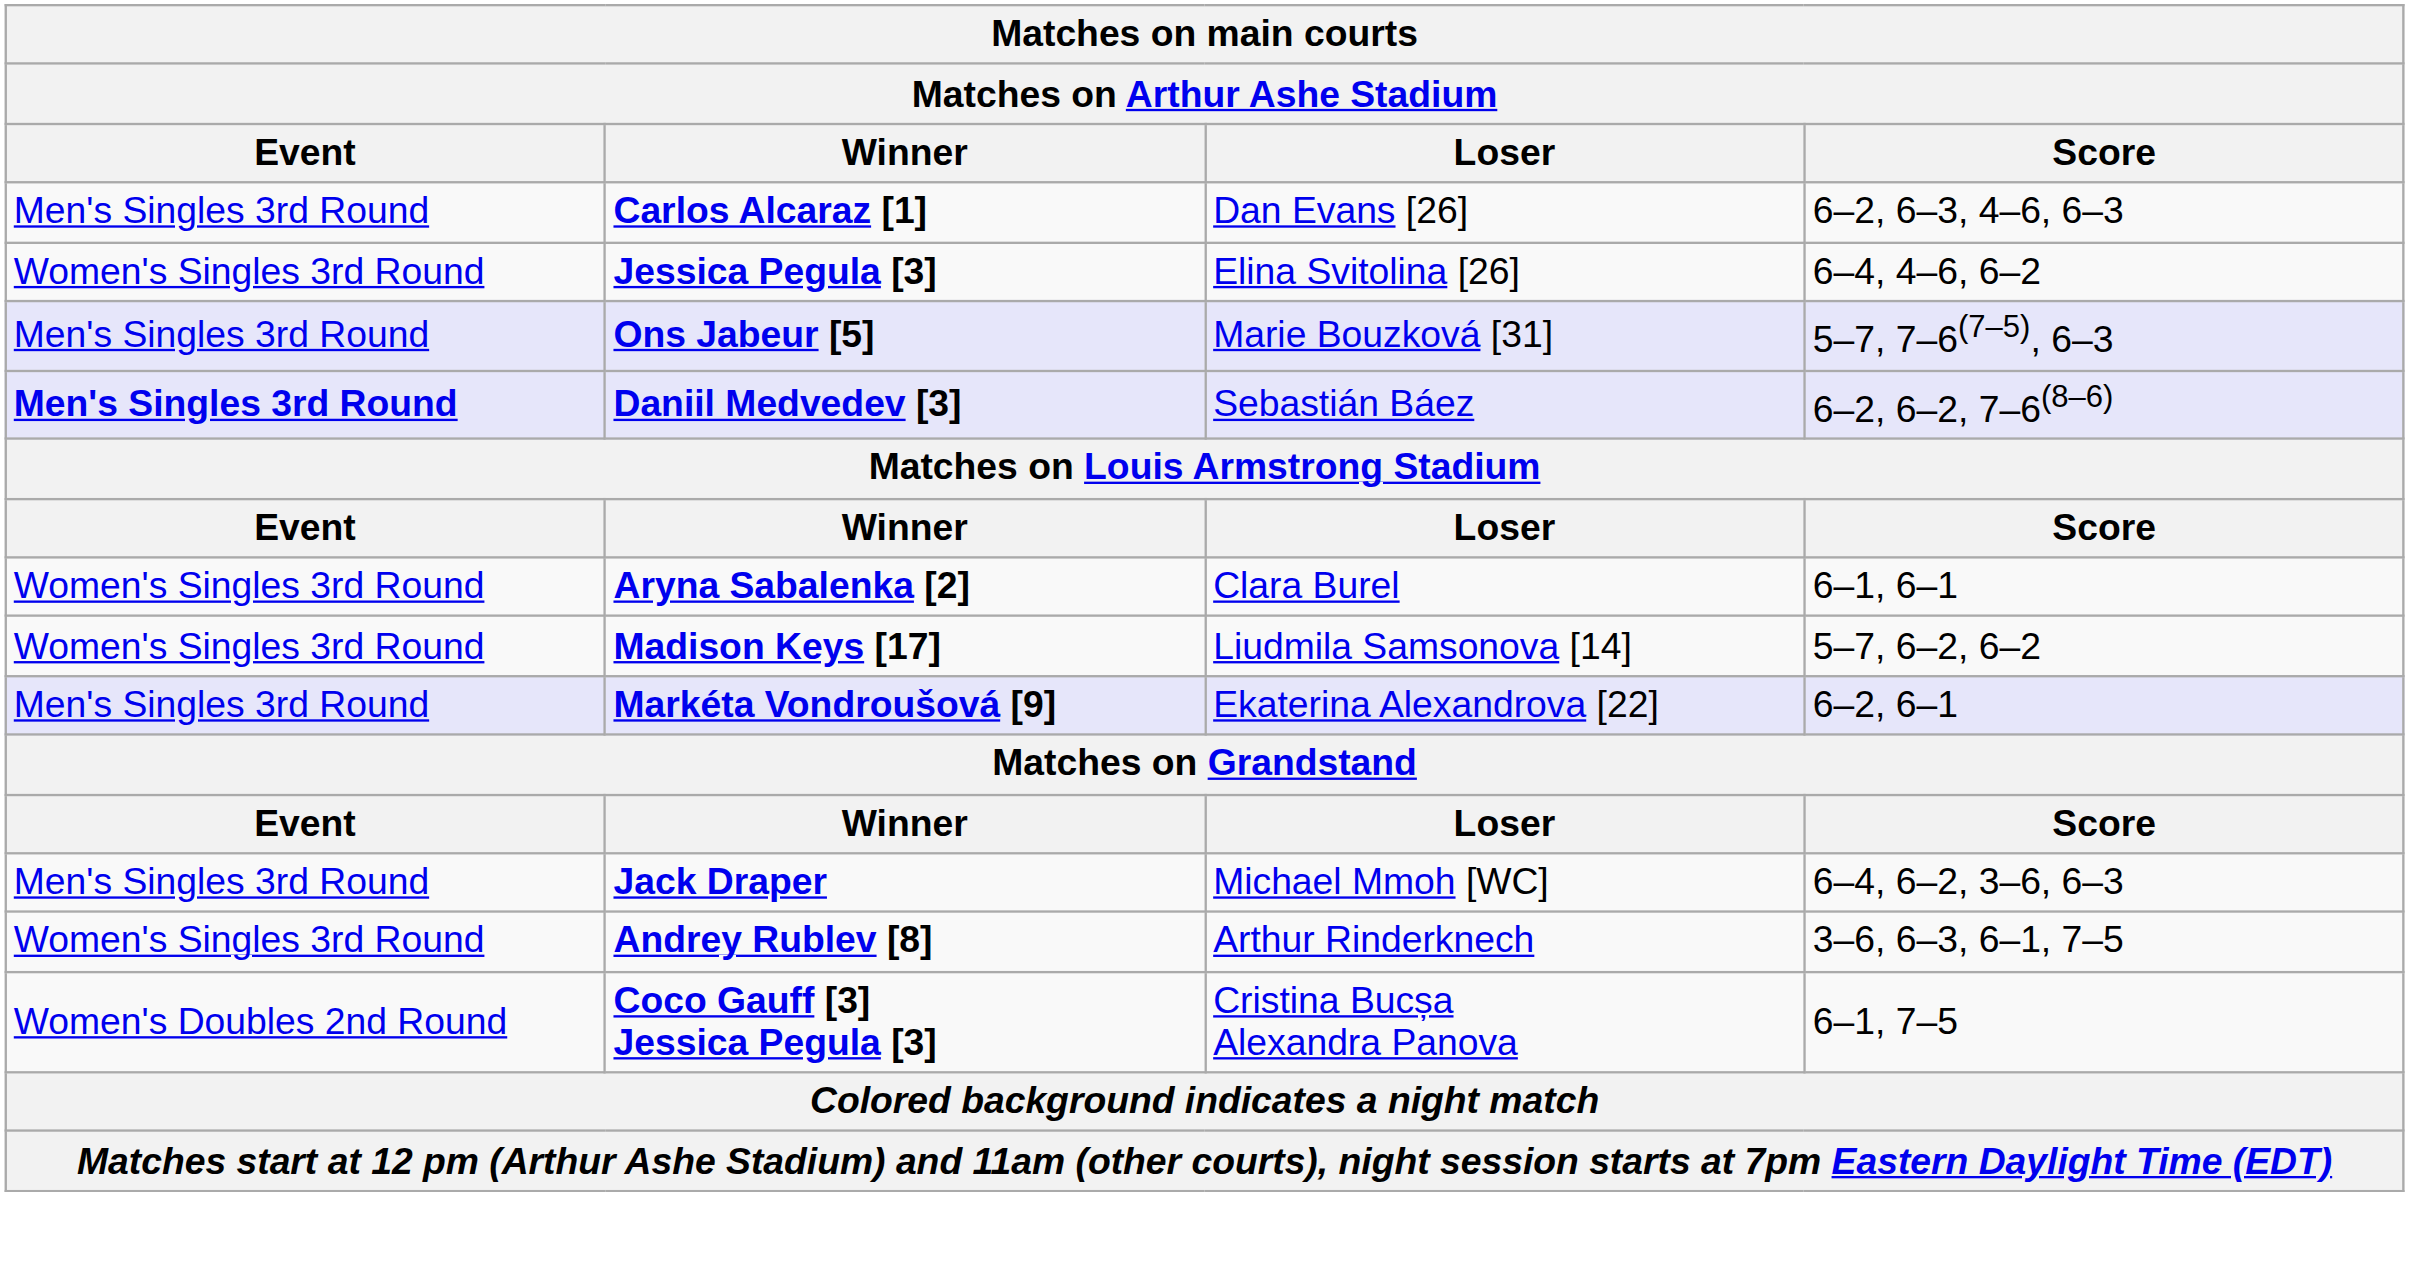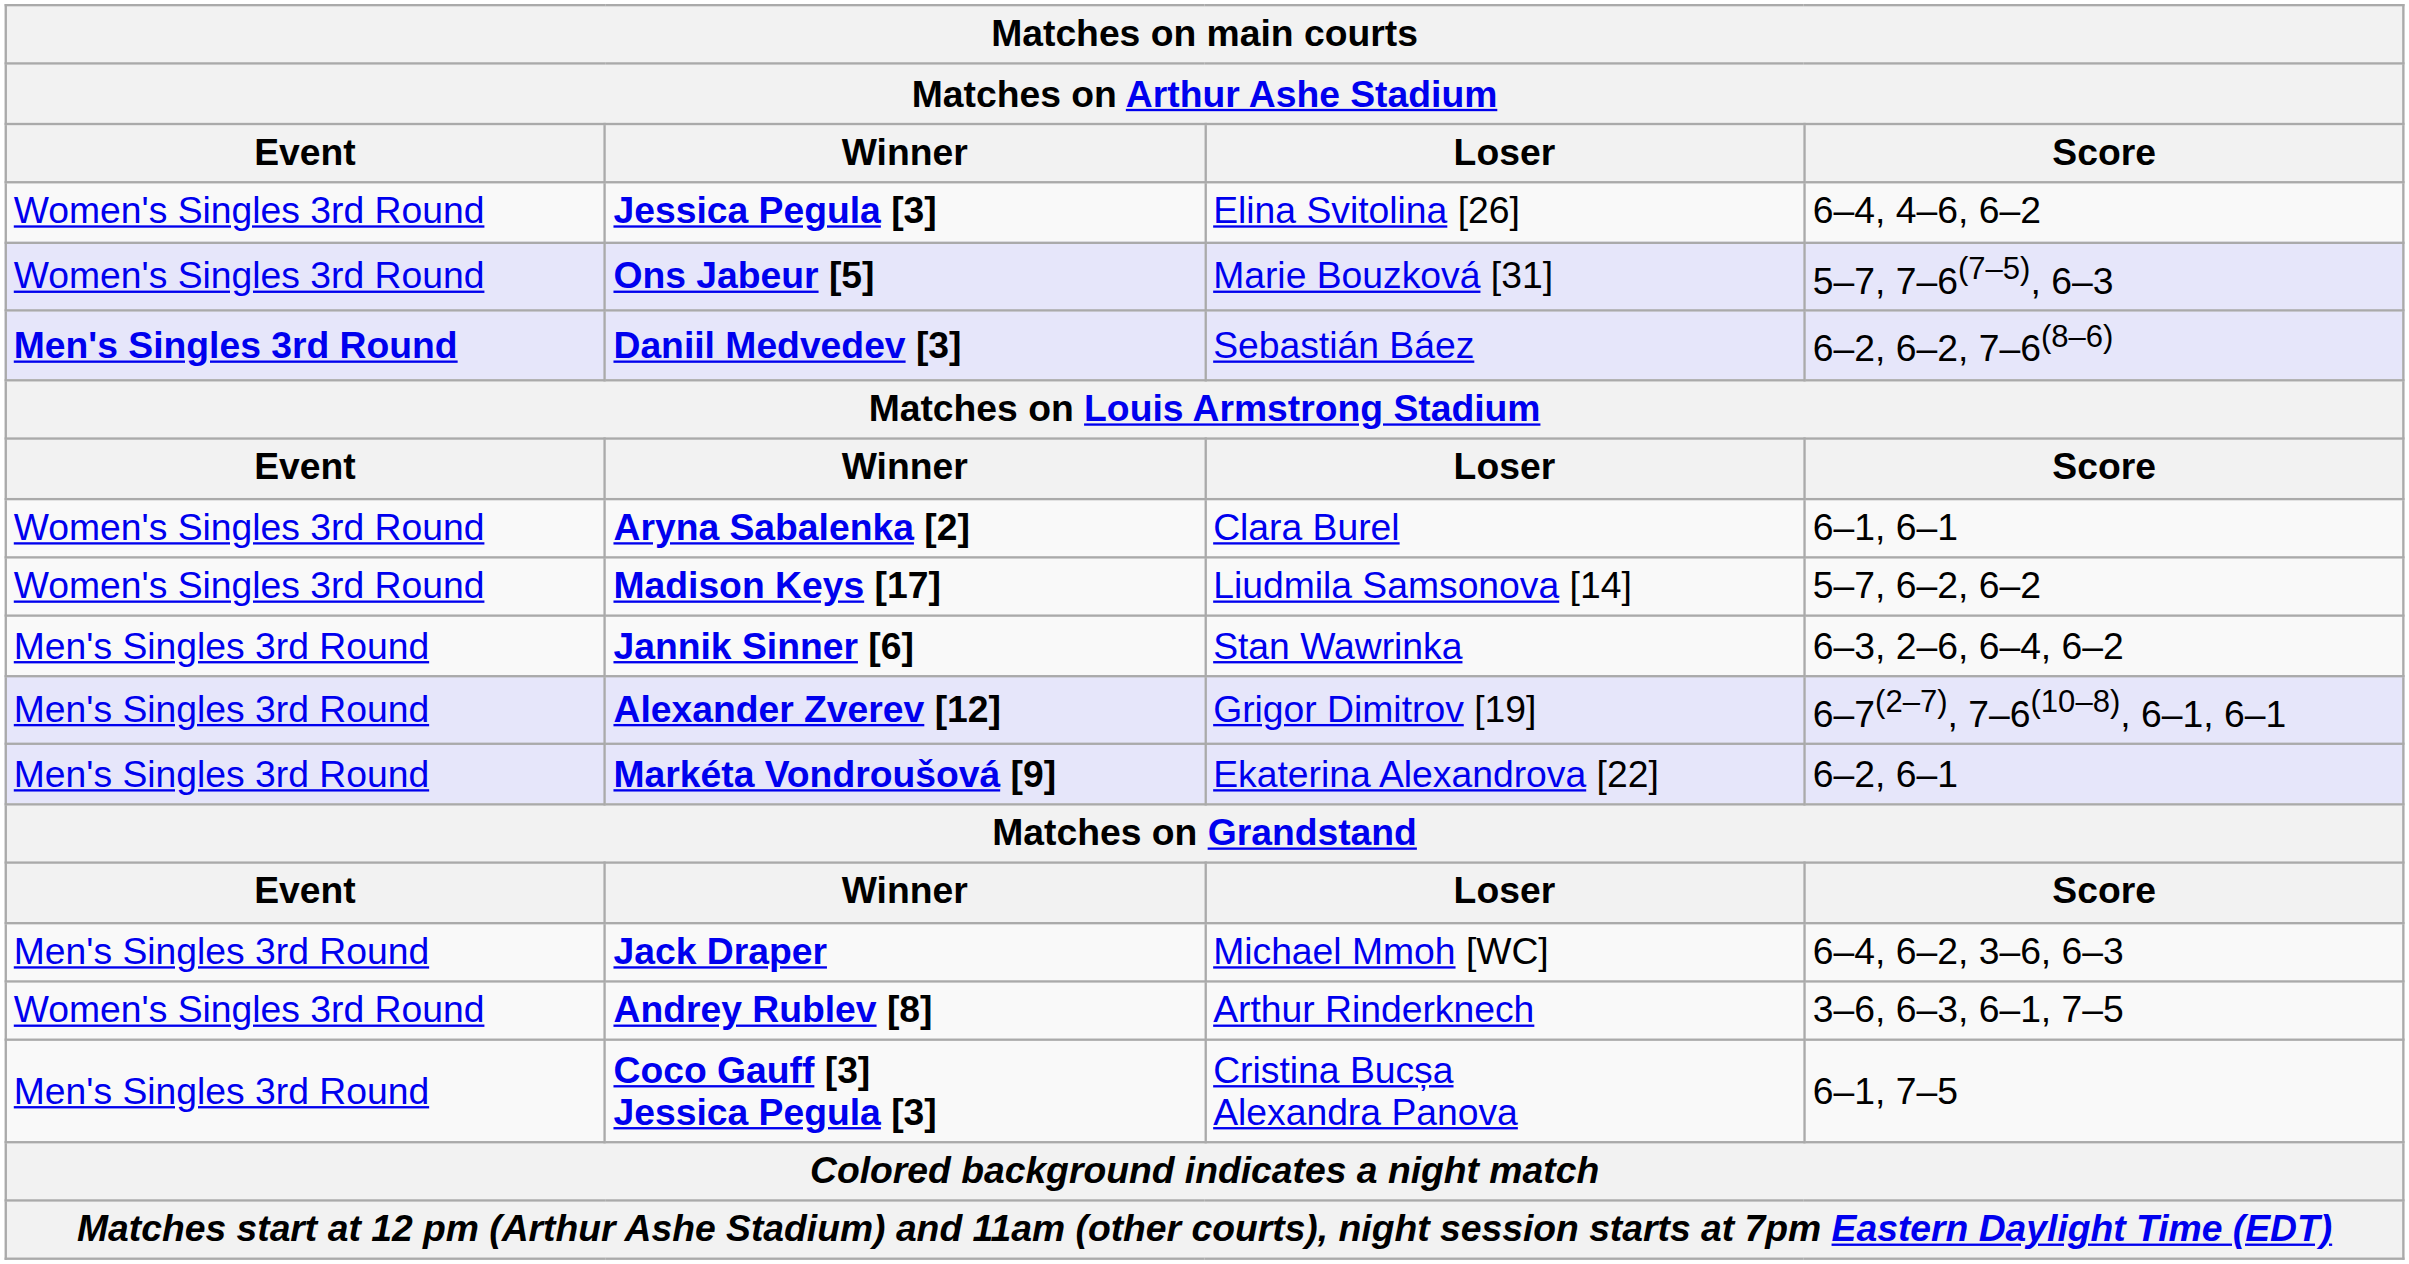- row: (770, 211)
(221, 334) Men's Singles 3rd Round -> (249, 275) Women's Singles 3rd Round
+ row: (764, 645)
+ row: (807, 709)
(261, 1021) Women's Doubles 2nd Round -> (221, 1090) Men's Singles 3rd Round
